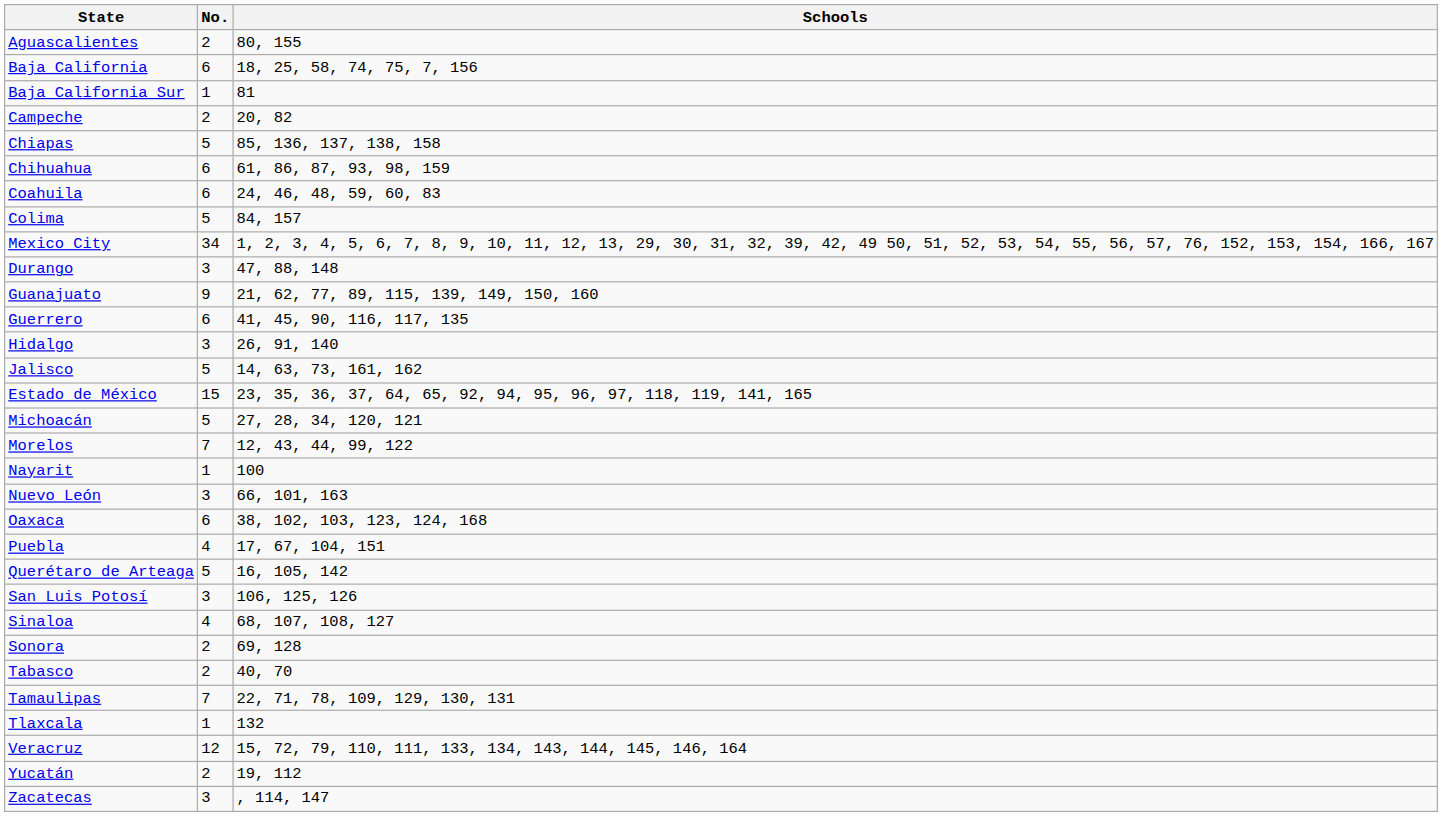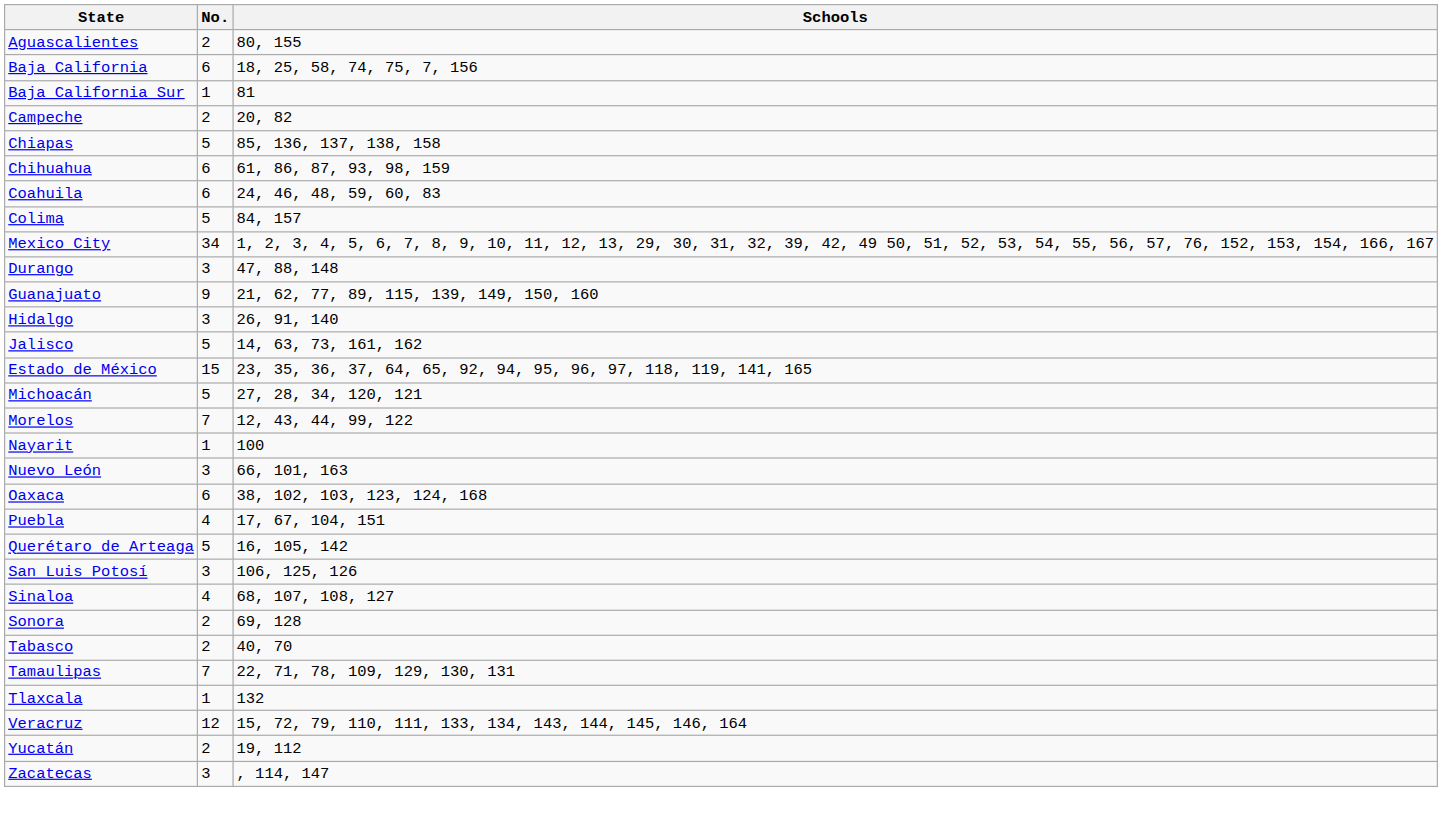- row: (45, 320)
